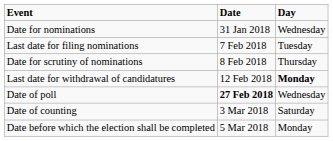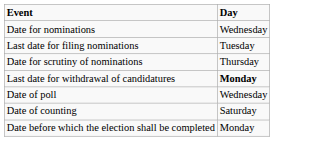- column: (230, 12)
